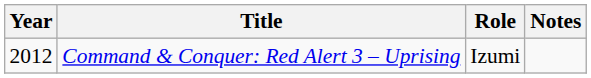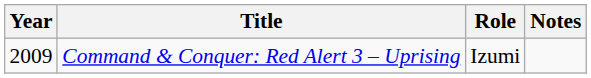(31, 55) 2012 -> (31, 55) 2009
